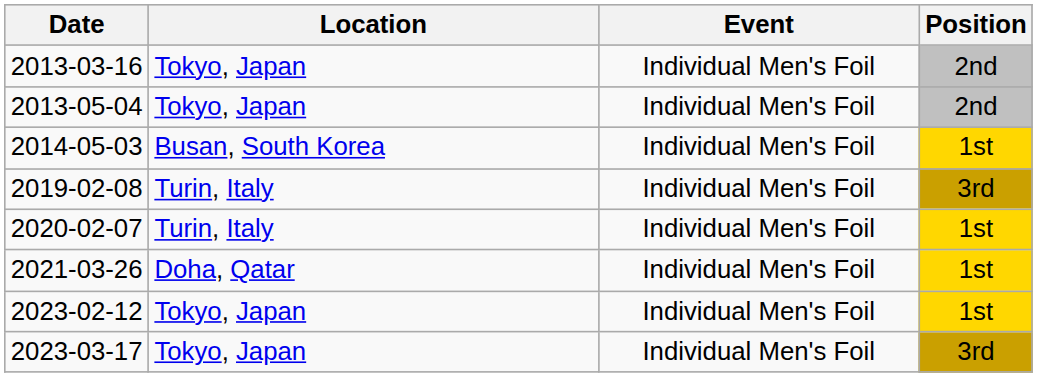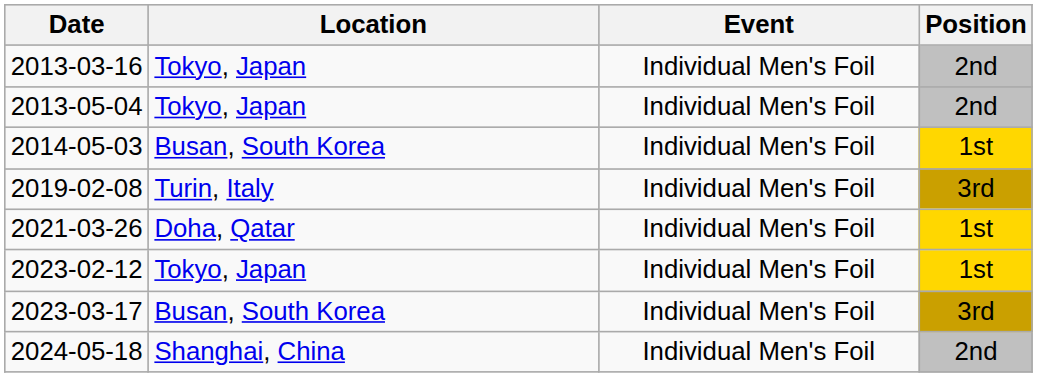- row: (77, 229)
(230, 351) Tokyo, Japan -> (270, 310) Busan, South Korea
+ row: (77, 351)
